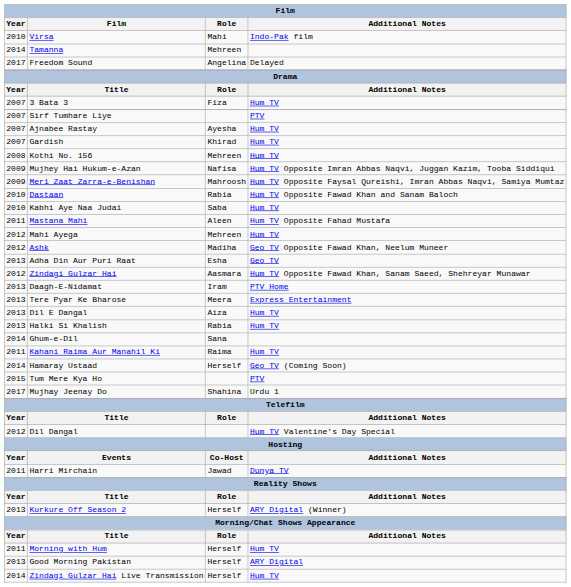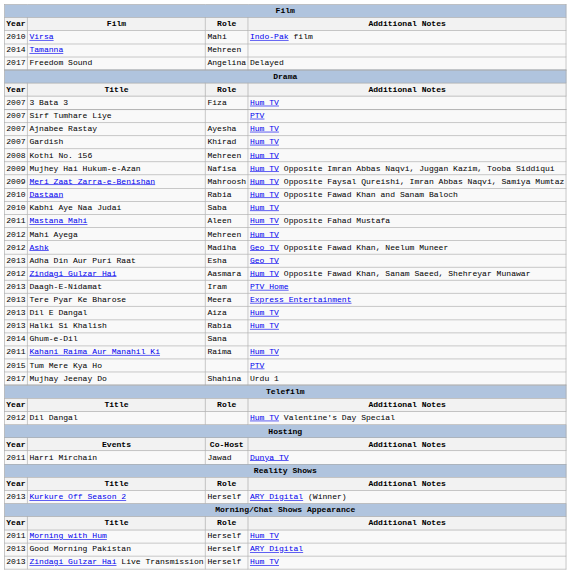- row: (63, 366)
(16, 576) 2014 -> (16, 563) 2013
